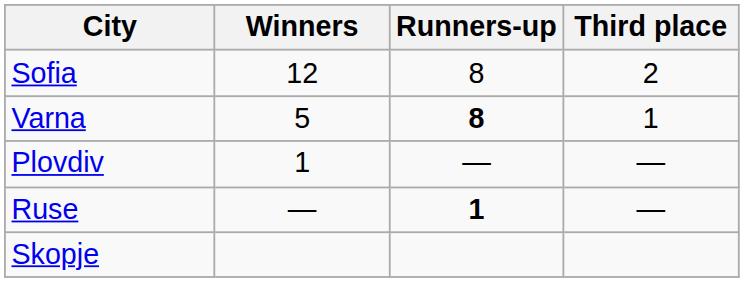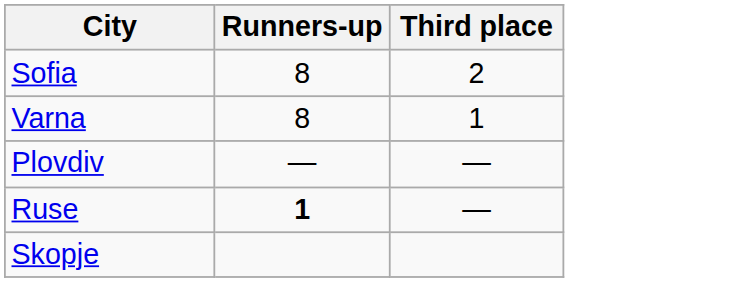- column: (302, 27)
(476, 118) bold -> (302, 118) normal
